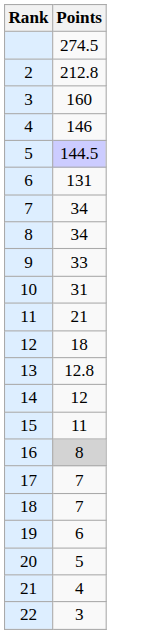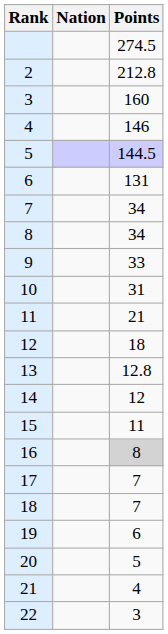+ column: (81, 18)
